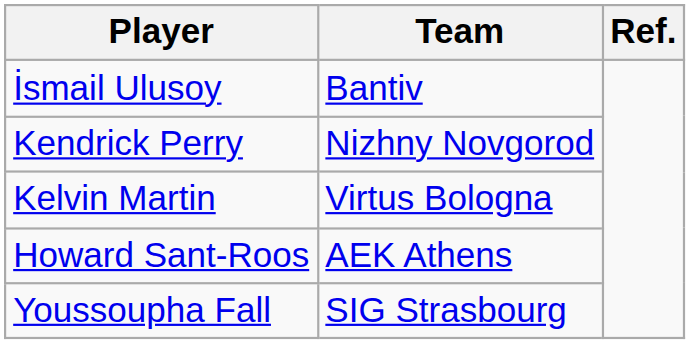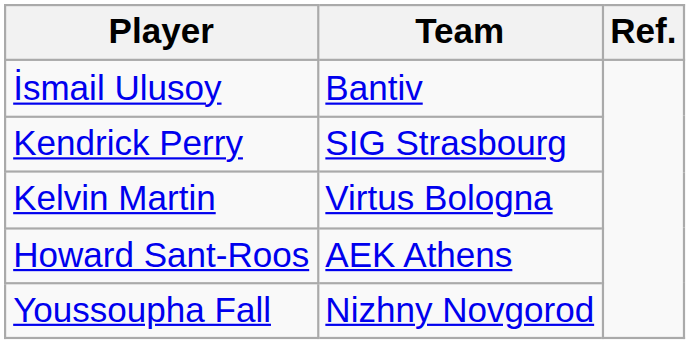(460, 143) Nizhny Novgorod -> (446, 143) SIG Strasbourg
(446, 310) SIG Strasbourg -> (460, 310) Nizhny Novgorod
